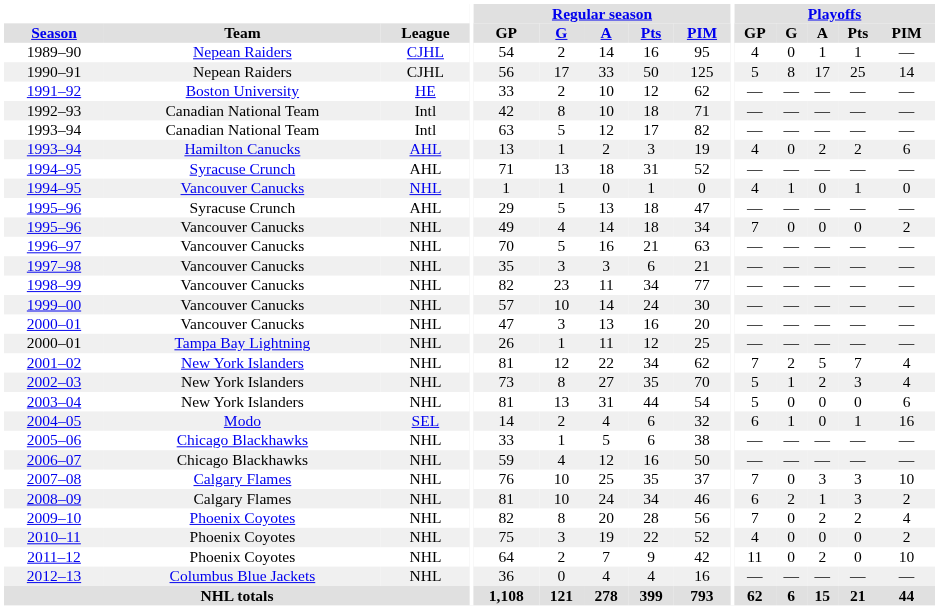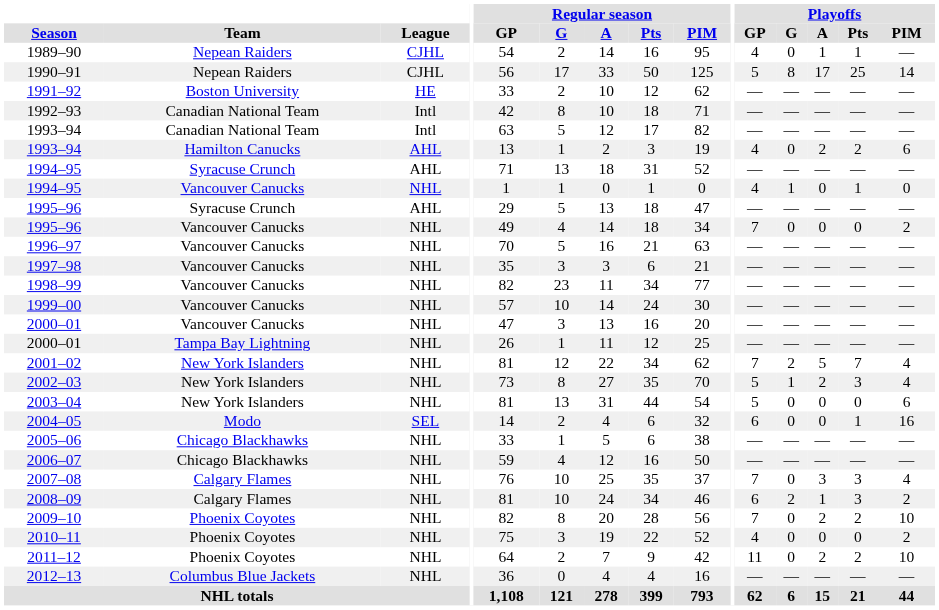(791, 421) 1 -> (791, 421) 0
(907, 479) 10 -> (907, 479) 4
(907, 518) 4 -> (907, 518) 10
(858, 556) 0 -> (858, 556) 2
